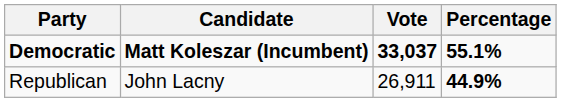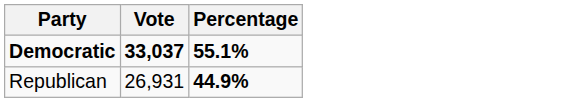- column: (246, 19)
(407, 81) 26,911 -> (154, 81) 26,931
